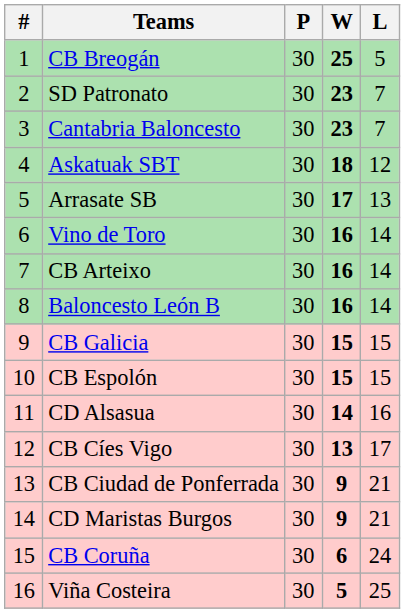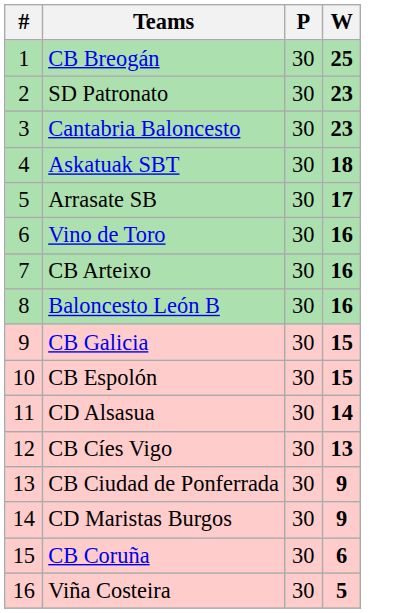- column: (380, 22)
